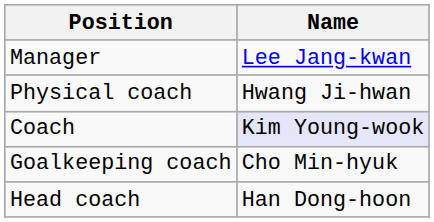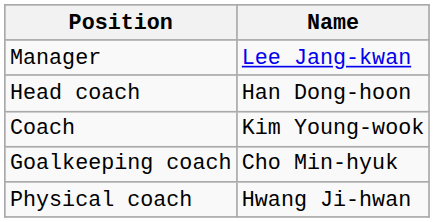rows swapped: (75, 199) <-> (101, 93)
(333, 129) lavender background -> (333, 129) no background
